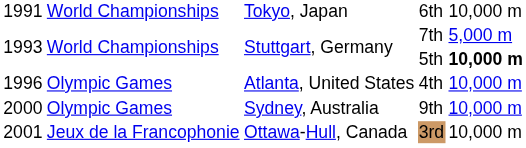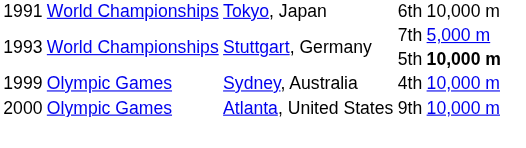(23, 83) 1996 -> (23, 83) 1999
(329, 83) Atlanta, United States -> (290, 83) Sydney, Australia
(311, 107) Sydney, Australia -> (308, 107) Atlanta, United States
- row: (431, 132)
